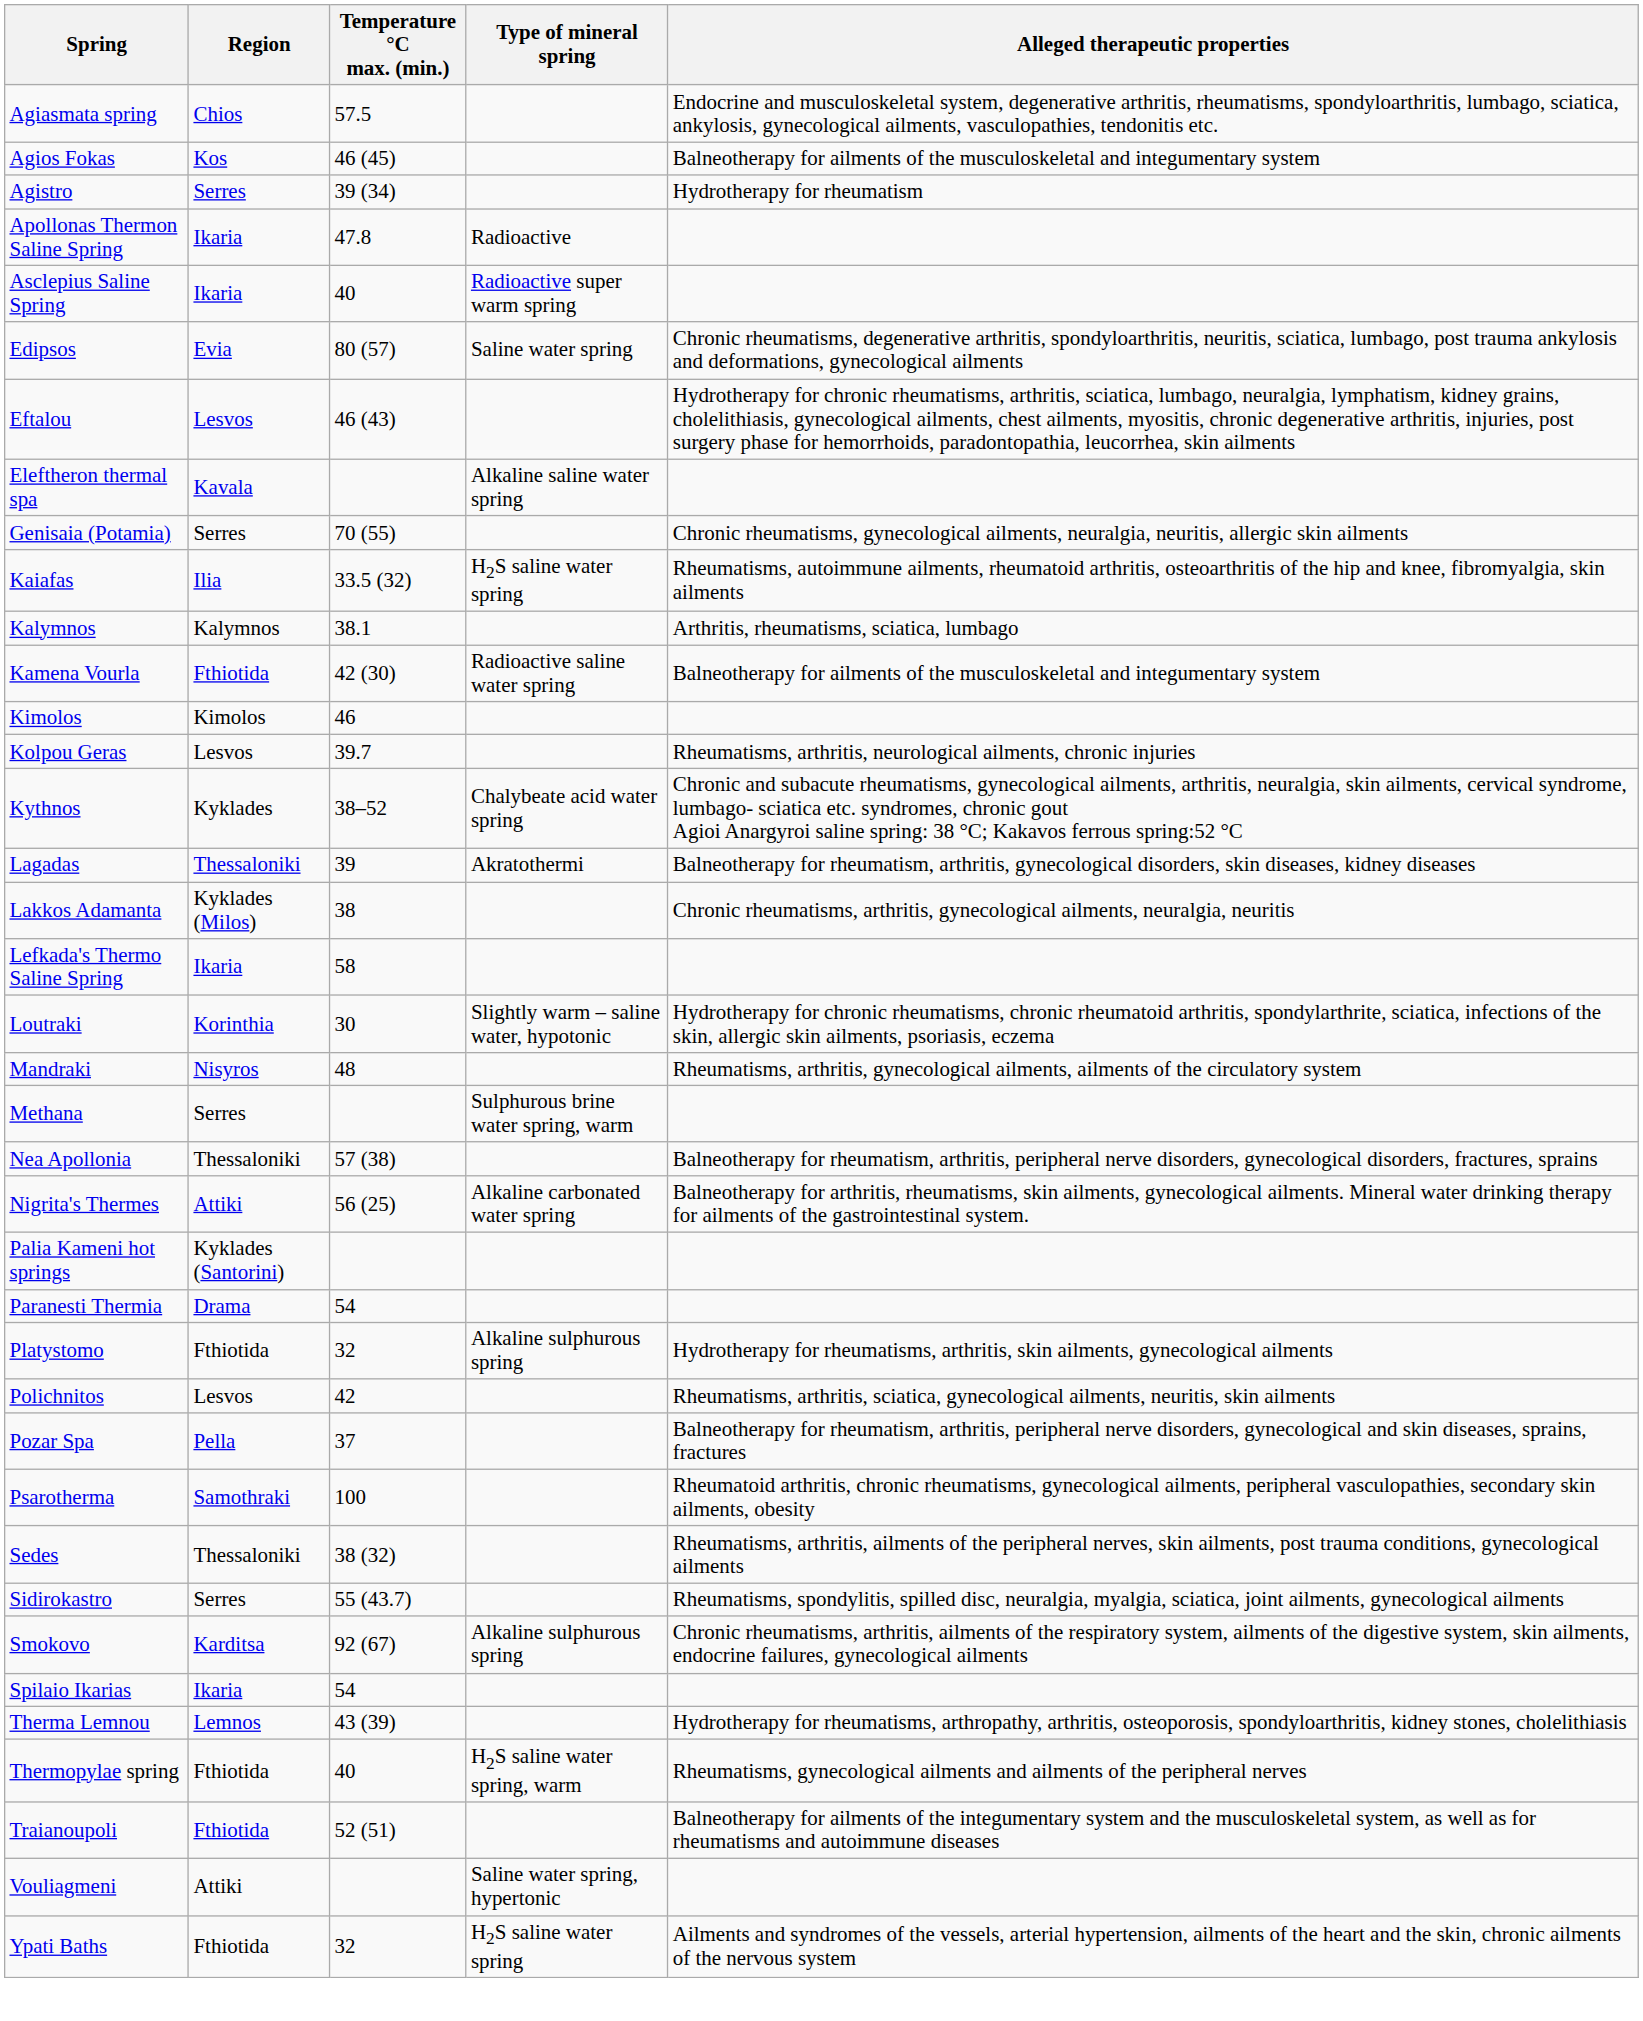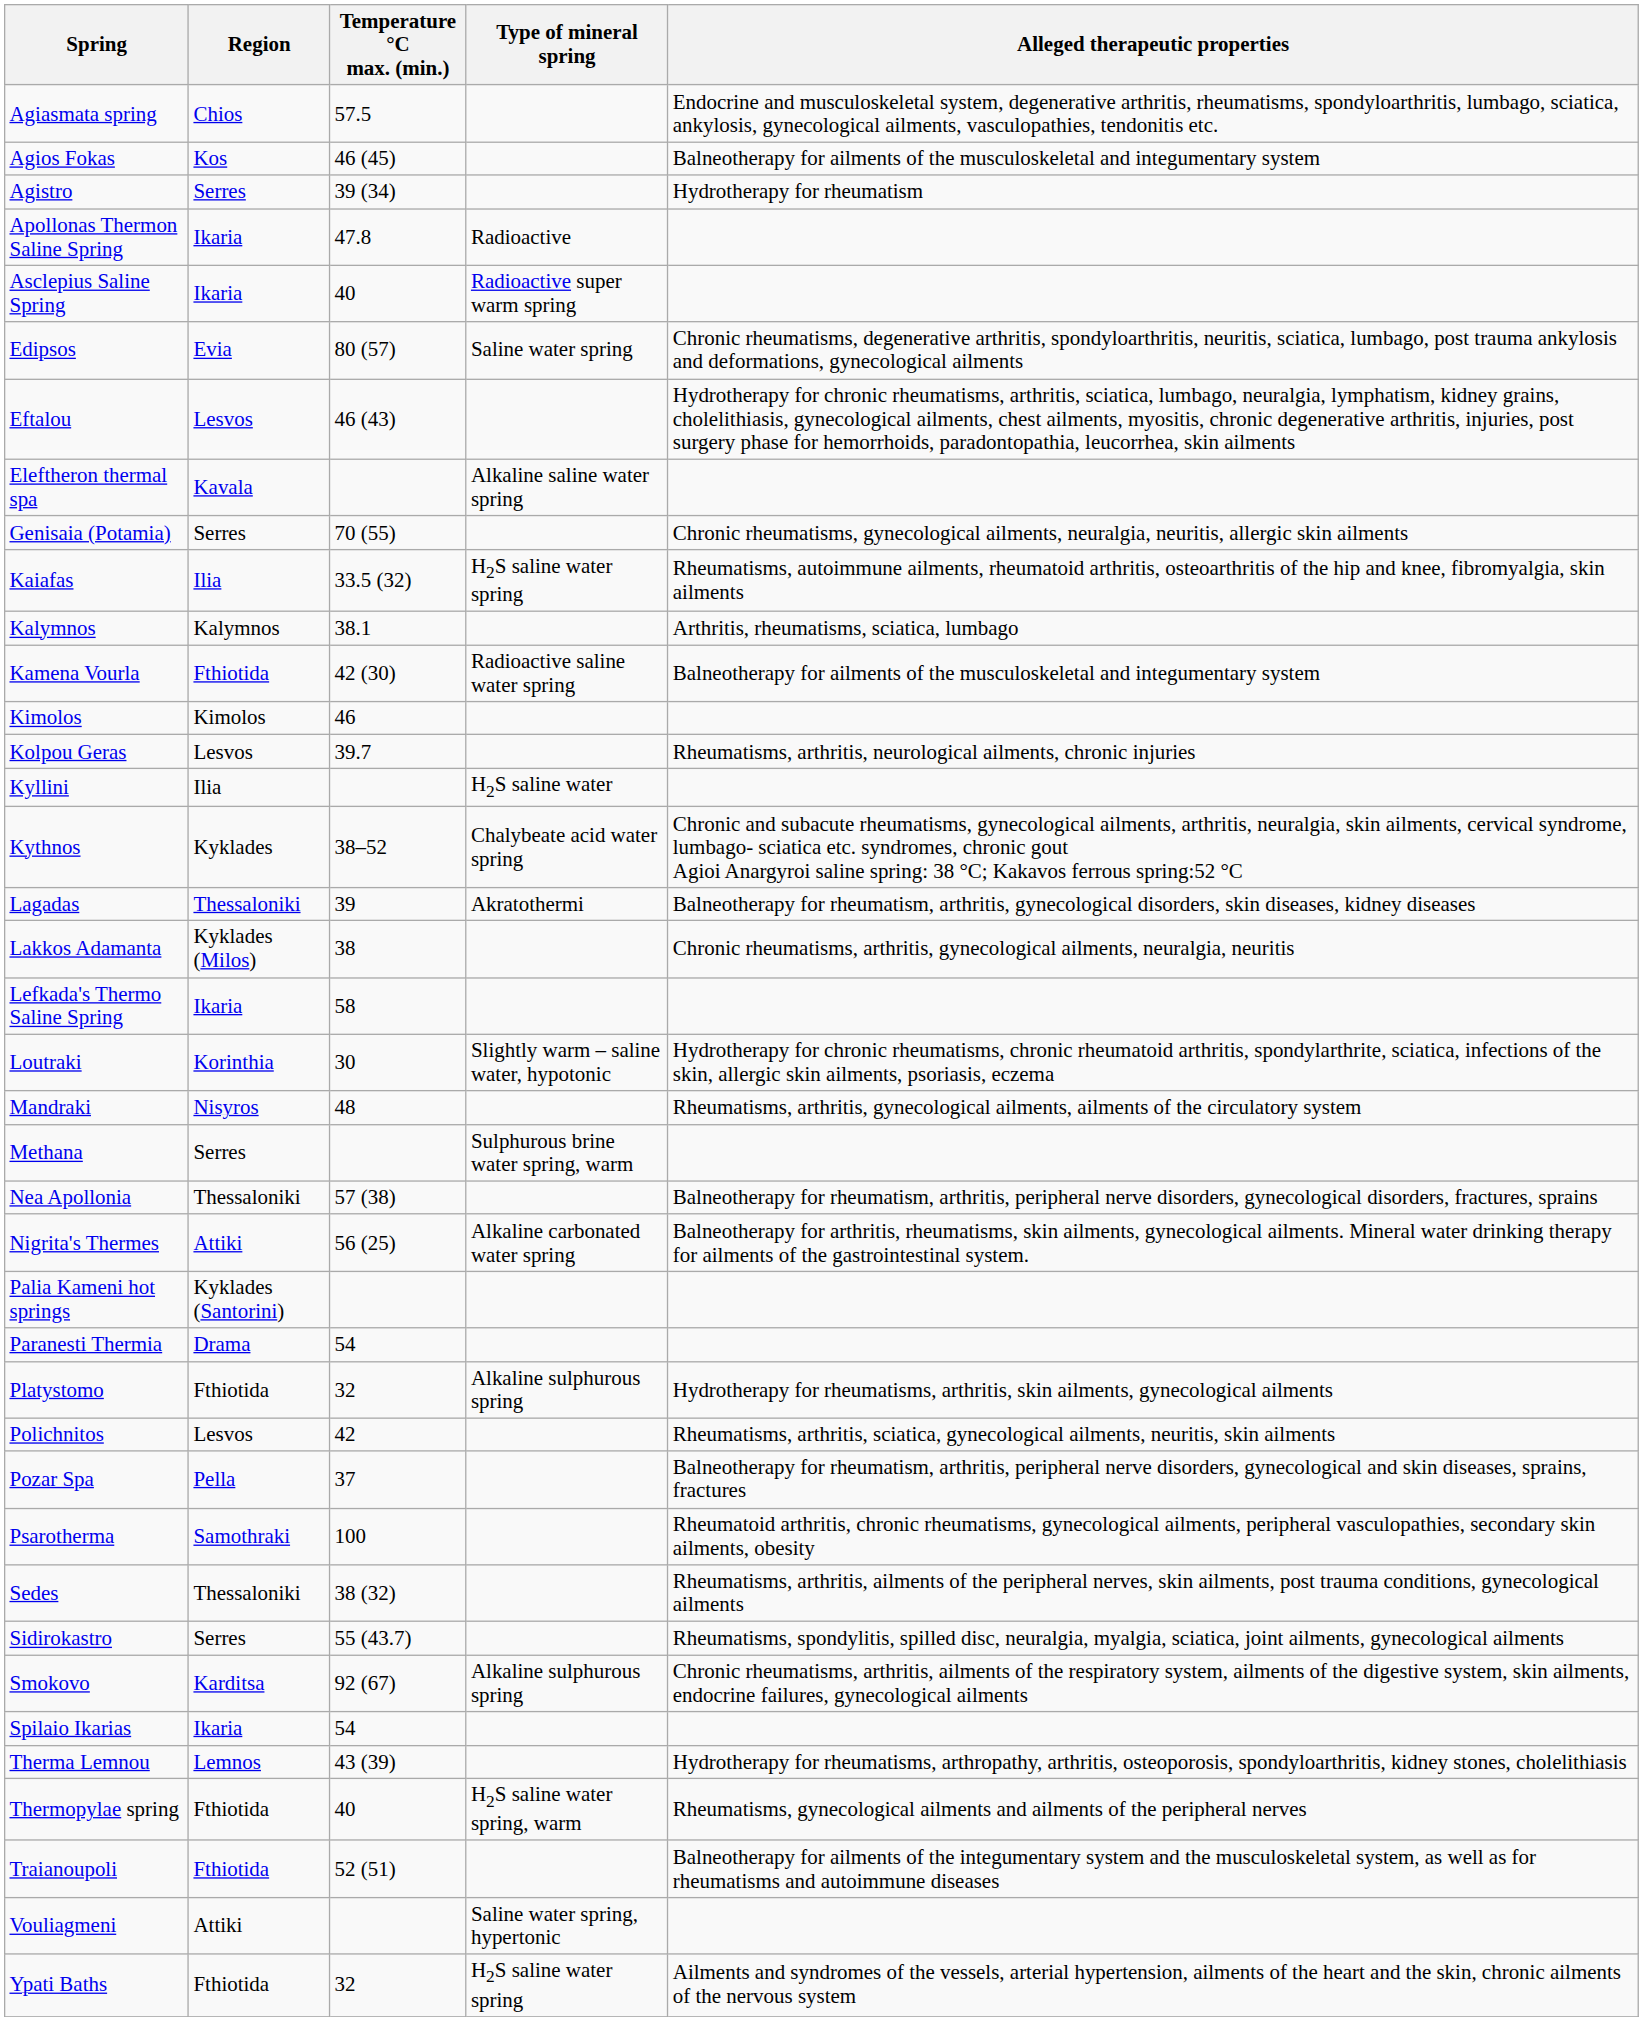+ row: (39, 787)
